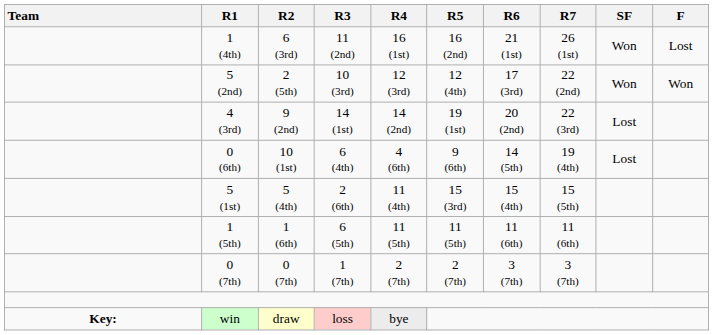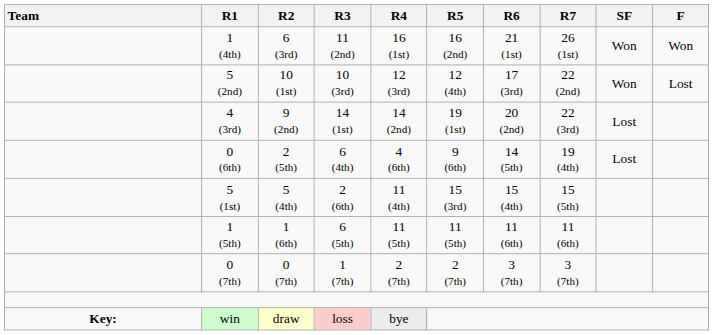(681, 45) Lost -> (681, 45) Won
(286, 83) 2 (5th) -> (286, 83) 10 (1st)
(681, 83) Won -> (681, 83) Lost
(286, 159) 10 (1st) -> (286, 159) 2 (5th)
